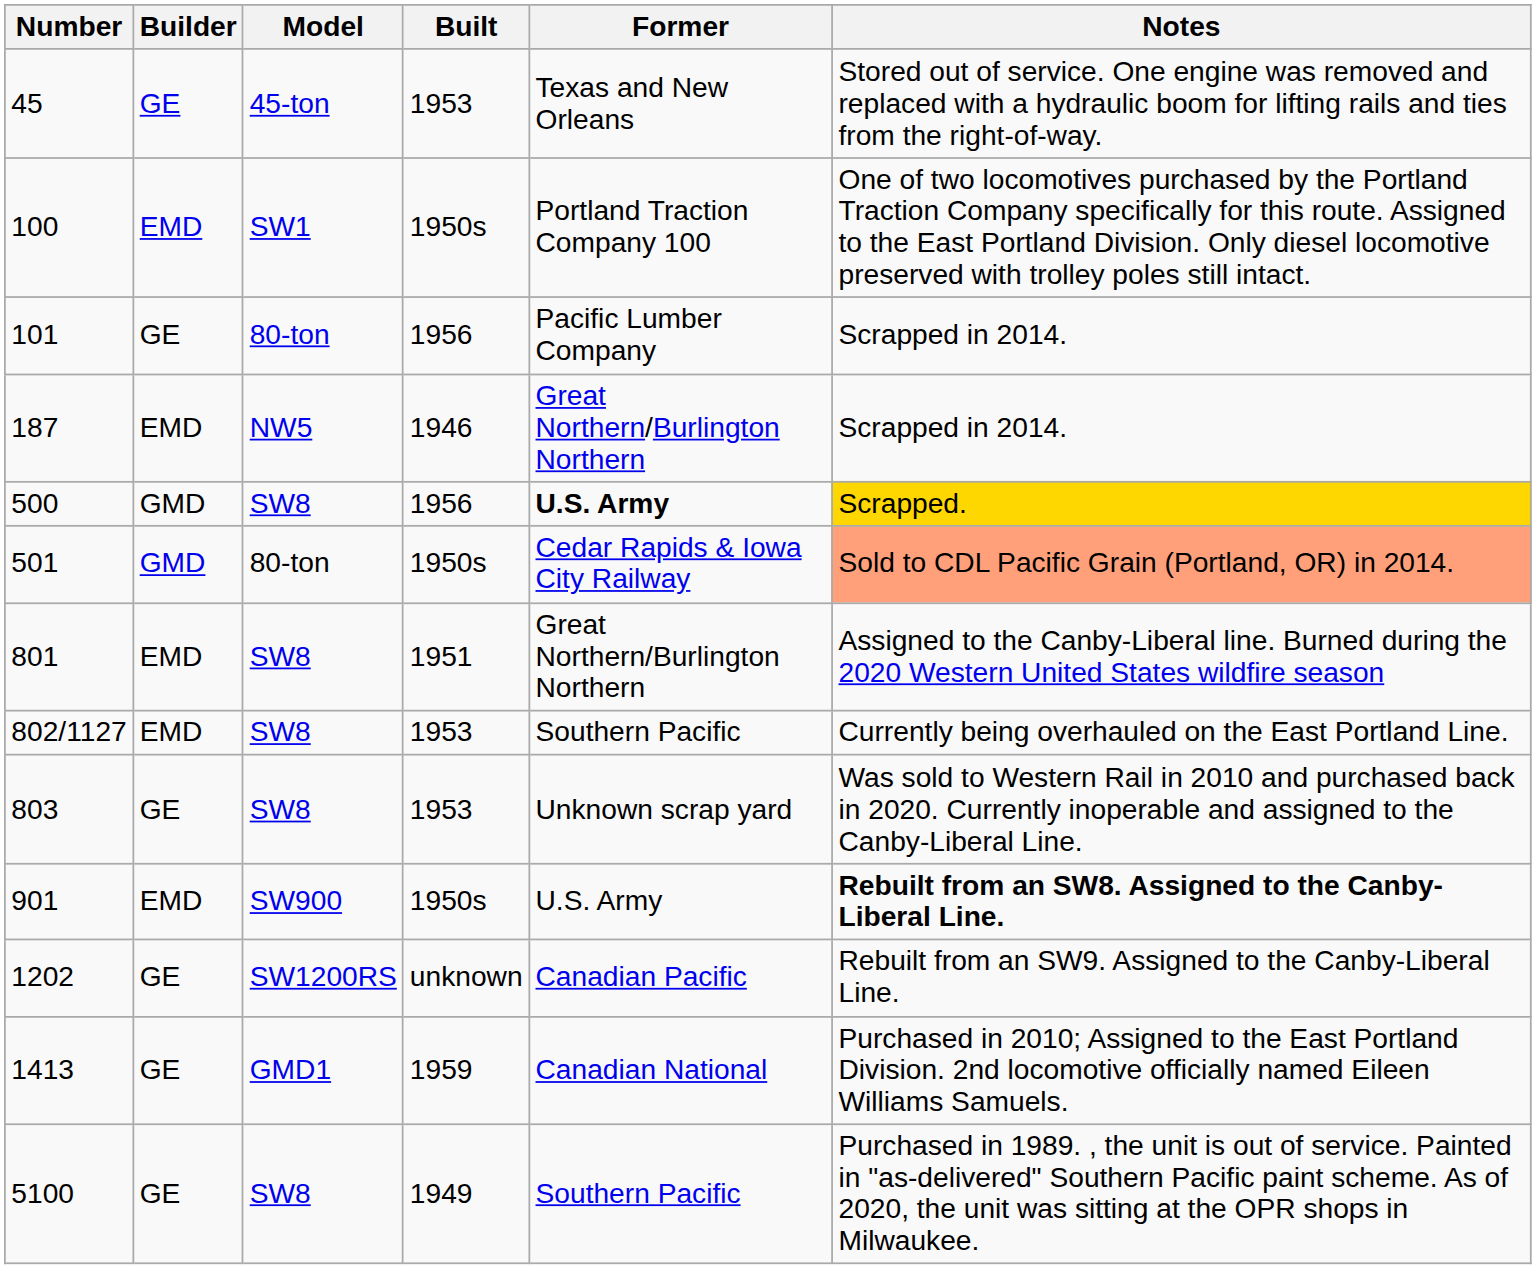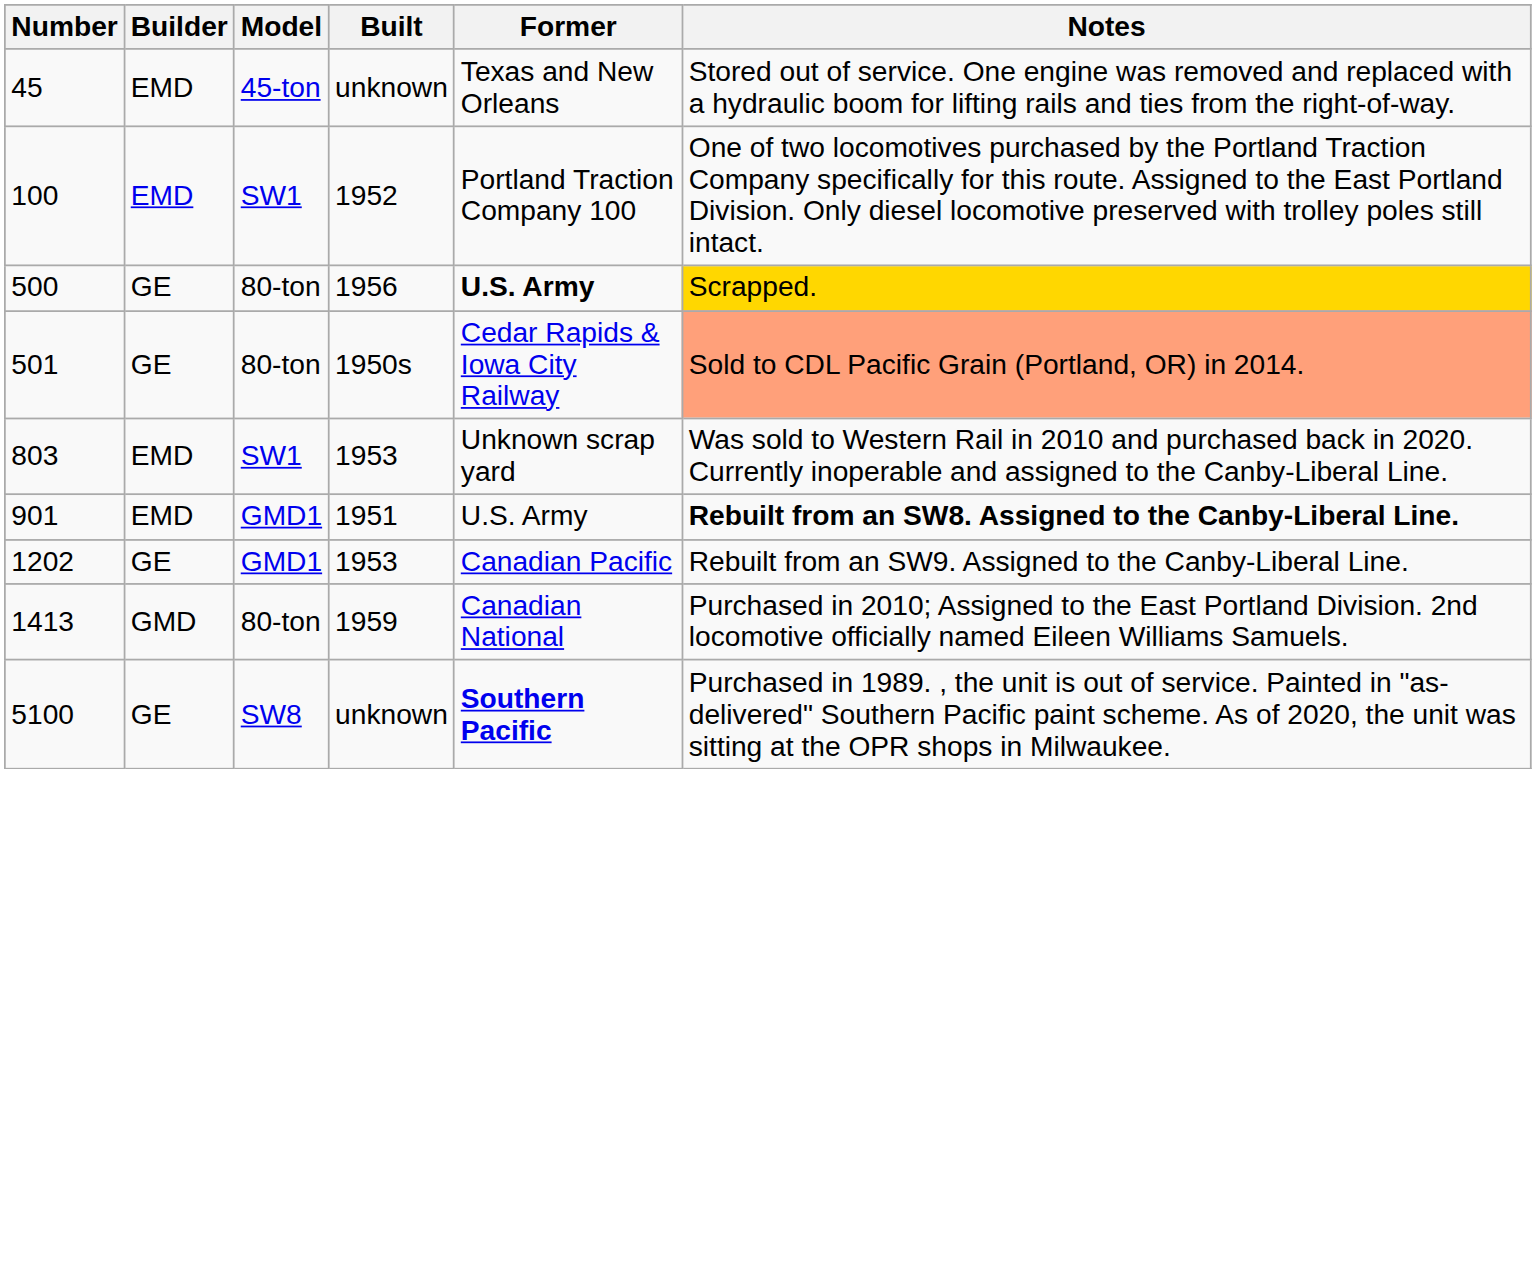(160, 103) GE -> (162, 87) EMD
(441, 103) 1953 -> (391, 87) unknown
(448, 227) 1950s -> (366, 195) 1952
- row: (35, 335)
- row: (35, 427)
(173, 503) GMD -> (151, 287) GE
(280, 503) SW8 -> (281, 287) 80-ton
(173, 564) GMD -> (151, 363) GE
- row: (35, 656)
- row: (69, 732)
(160, 808) GE -> (162, 456) EMD
(280, 808) SW8 -> (271, 456) SW1
(296, 901) SW900 -> (281, 516) GMD1
(448, 901) 1950s -> (366, 516) 1951
(323, 977) SW1200RS -> (281, 561) GMD1
(466, 977) unknown -> (366, 561) 1953
(160, 1069) GE -> (164, 621) GMD
(290, 1069) GMD1 -> (281, 621) 80-ton
(441, 1193) 1949 -> (391, 713) unknown
(638, 1193) normal -> (523, 713) bold
